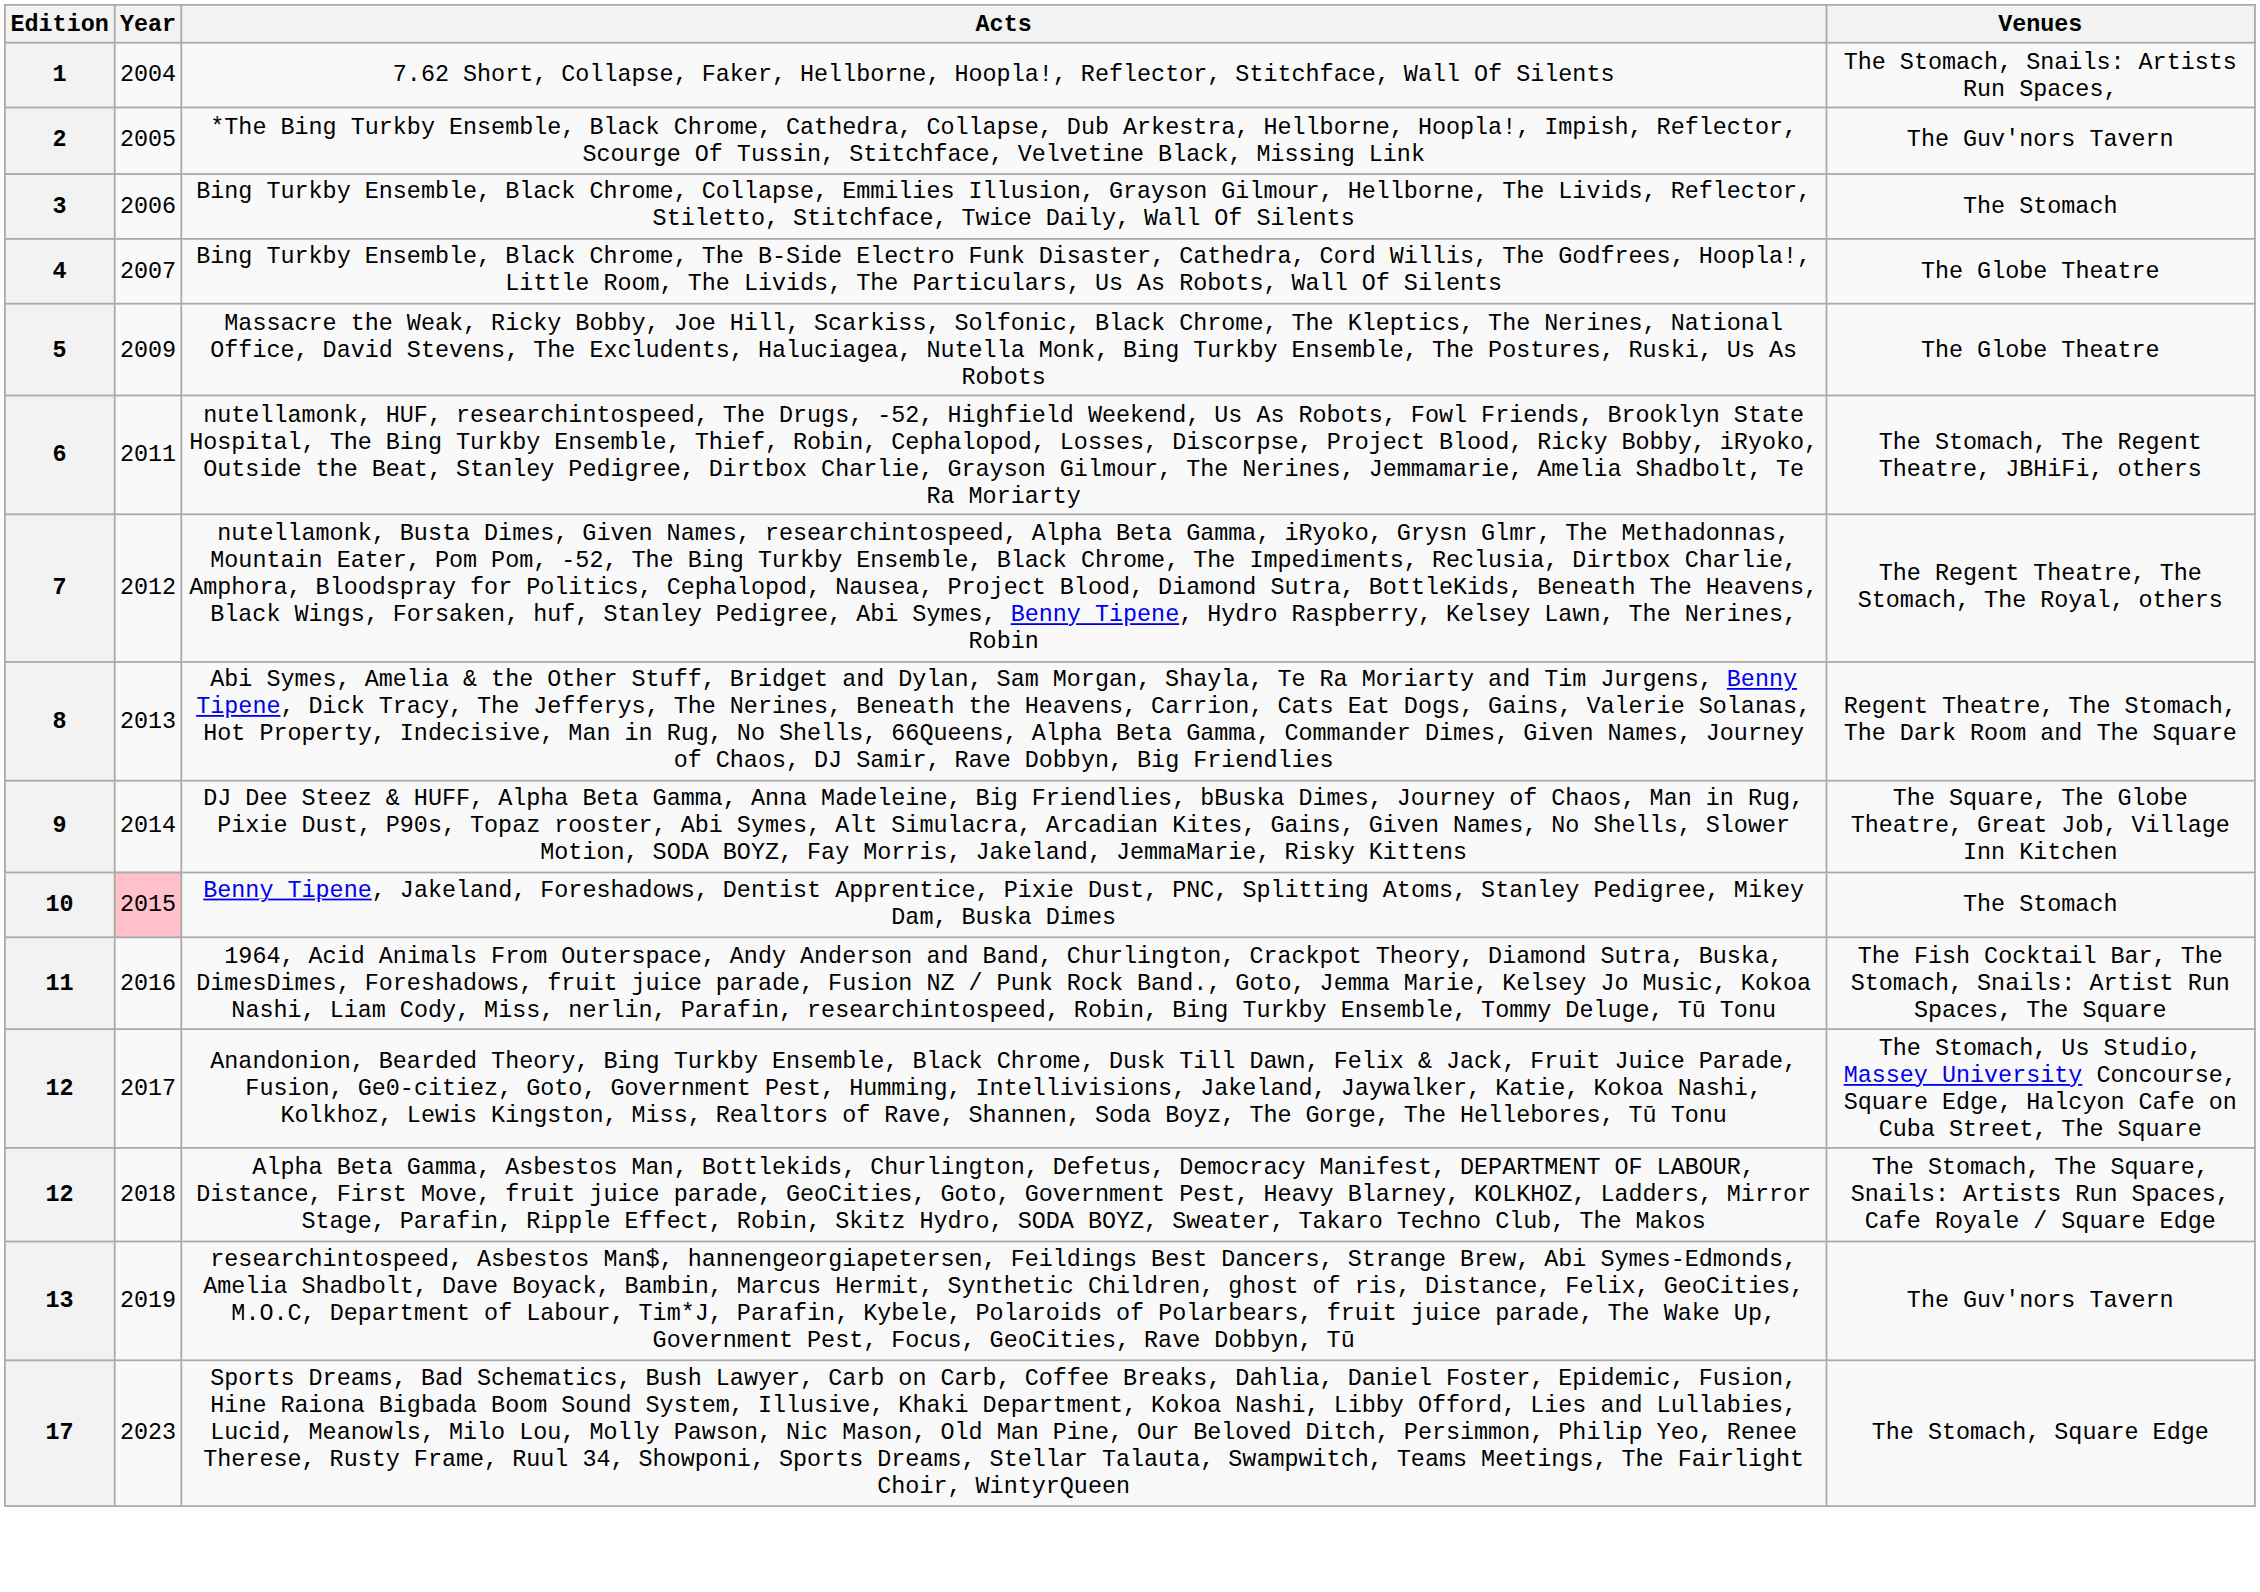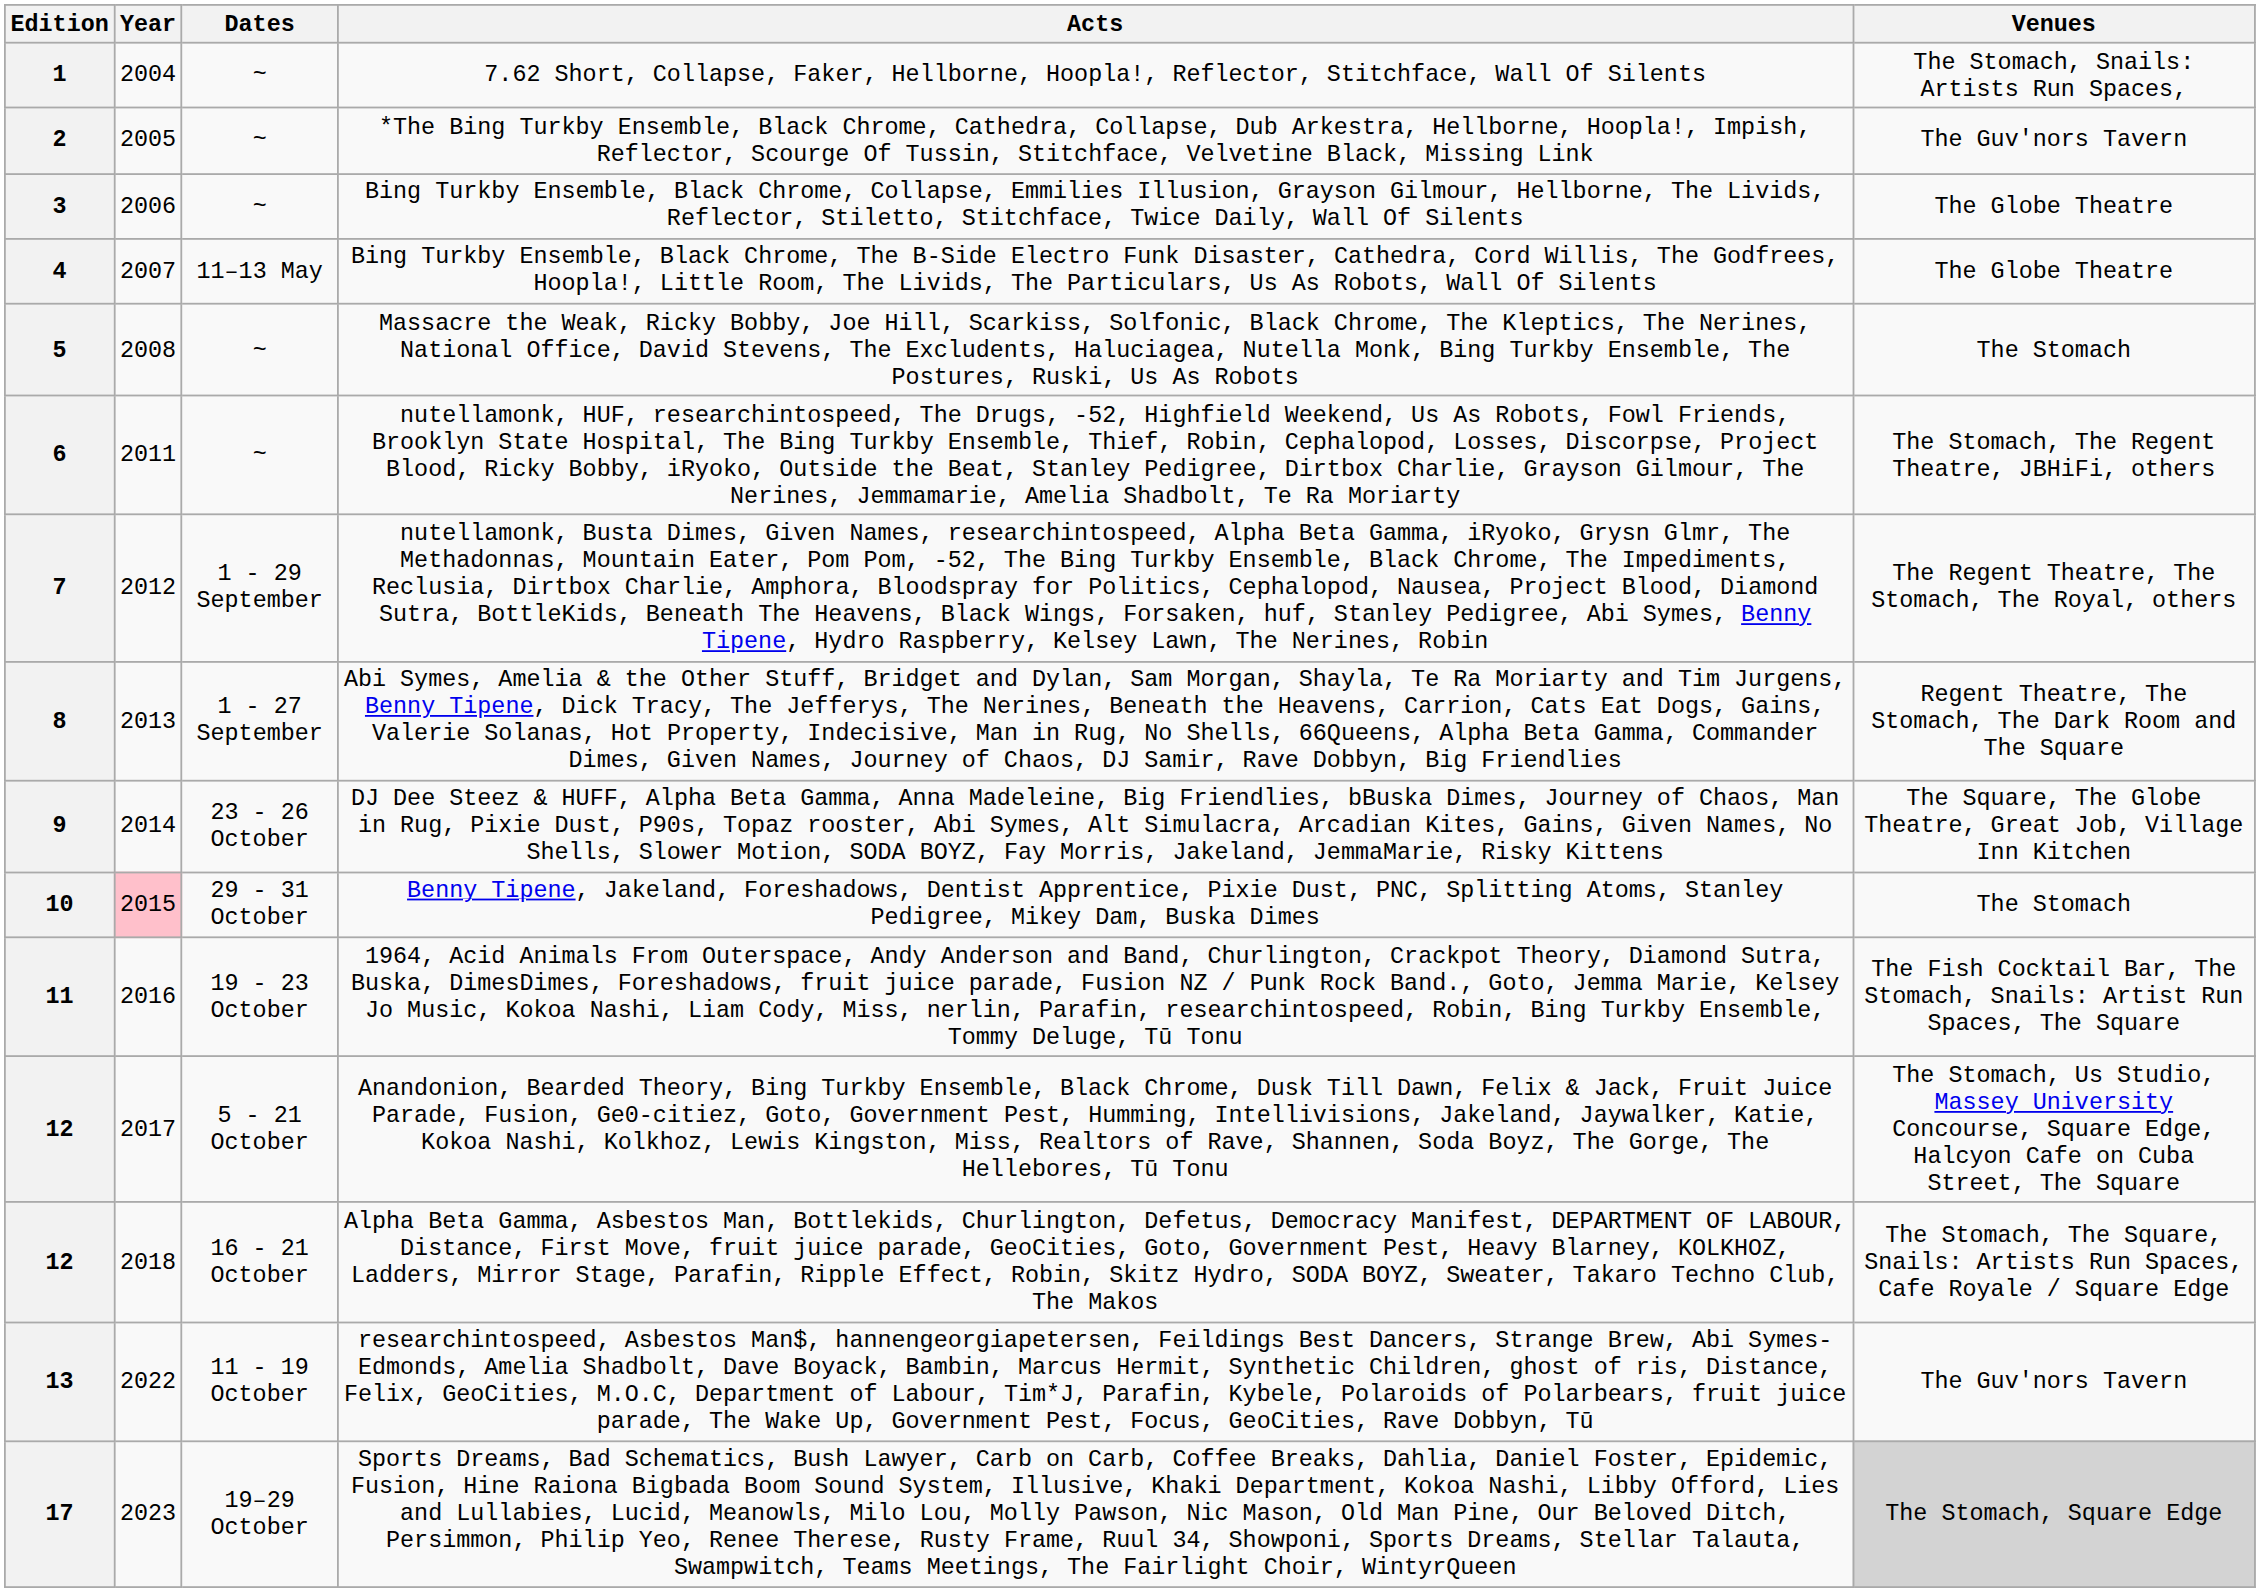+ column: (260, 24)
(2040, 206) The Stomach -> (2054, 206) The Globe Theatre
(148, 350) 2009 -> (148, 350) 2008
(2040, 350) The Globe Theatre -> (2054, 350) The Stomach
(148, 1300) 2019 -> (148, 1381) 2022
(2040, 1433) no background -> (2054, 1514) lightgrey background
